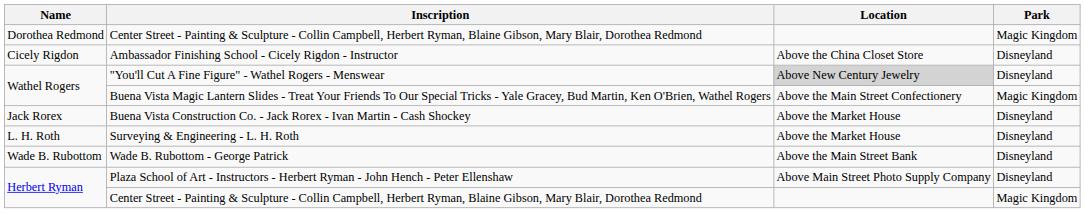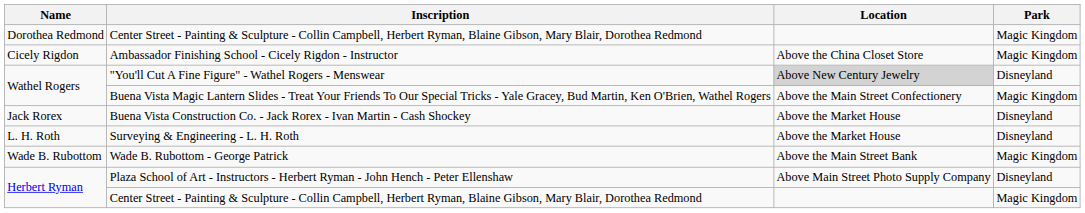(1024, 55) Disneyland -> (1037, 55) Magic Kingdom
(1024, 156) Disneyland -> (1037, 156) Magic Kingdom
